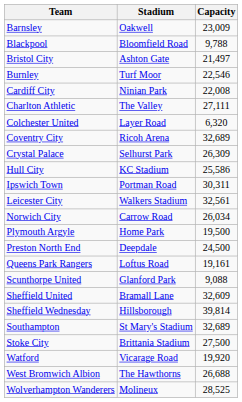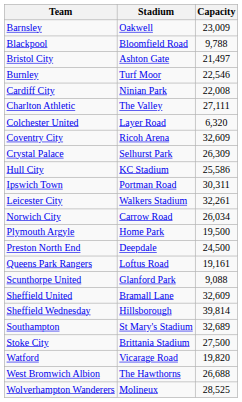(216, 138) 32,689 -> (216, 138) 32,609
(216, 201) 32,561 -> (216, 201) 32,261
(216, 358) 19,920 -> (216, 358) 19,820
